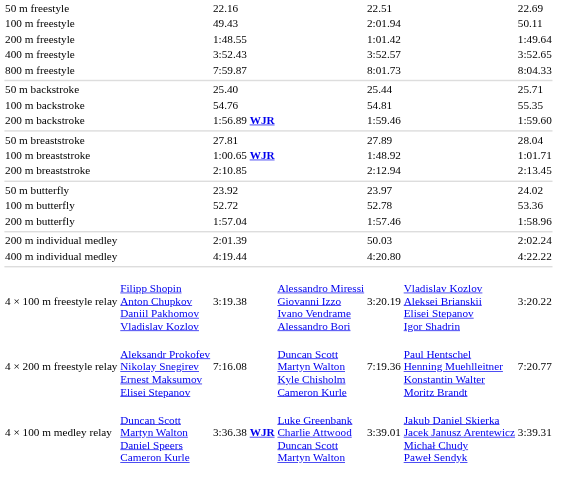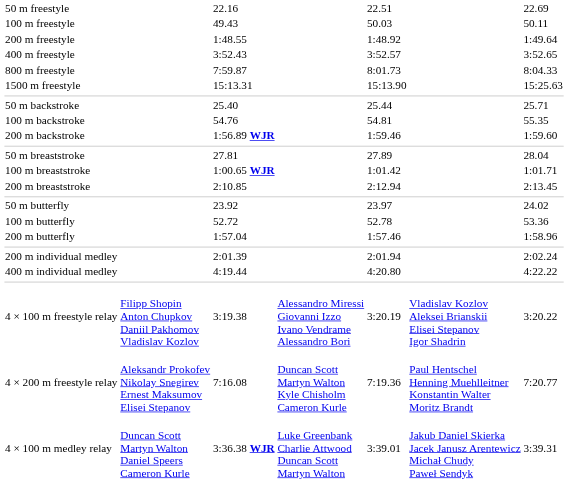(384, 23) 2:01.94 -> (380, 23) 50.03
(384, 39) 1:01.42 -> (384, 39) 1:48.92
+ row: (43, 85)
(384, 155) 1:48.92 -> (384, 170) 1:01.42
(380, 240) 50.03 -> (384, 256) 2:01.94
